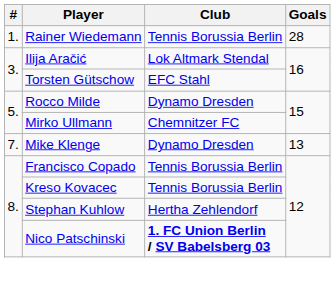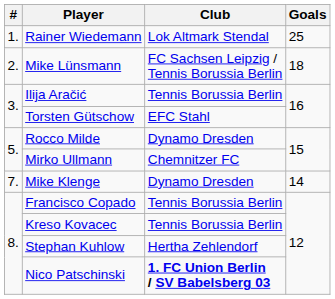(215, 36) Tennis Borussia Berlin -> (208, 36) Lok Altmark Stendal
(296, 36) 28 -> (296, 36) 25
+ row: (73, 66)
(208, 58) Lok Altmark Stendal -> (215, 95) Tennis Borussia Berlin
(296, 144) 13 -> (296, 181) 14
